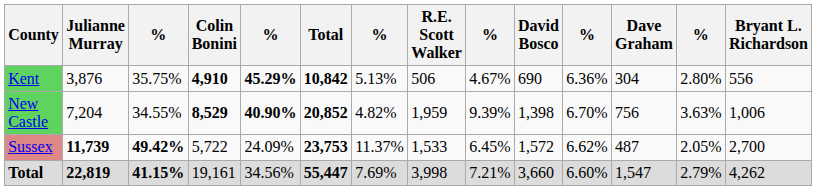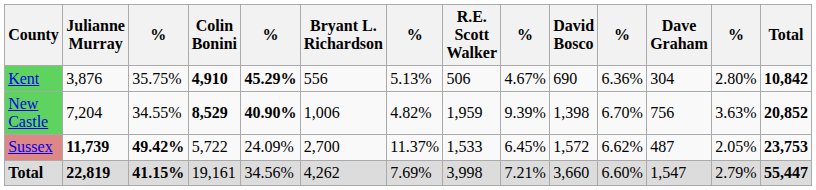columns swapped: (768, 35) <-> (326, 35)
